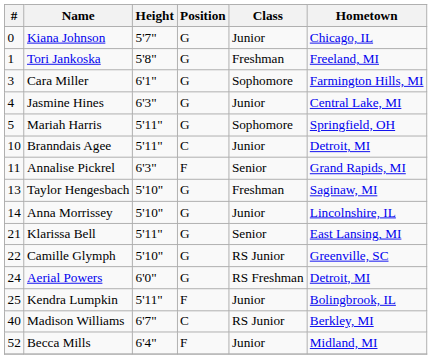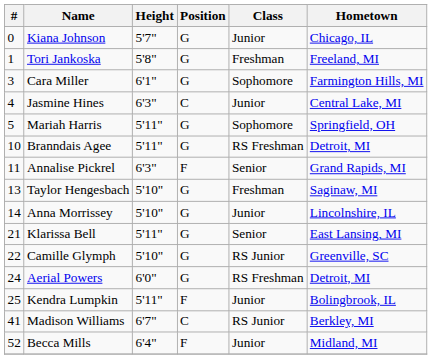(185, 103) G -> (184, 103) C
(184, 146) C -> (185, 146) G
(248, 146) Junior -> (268, 146) RS Freshman
(14, 321) 40 -> (14, 321) 41
